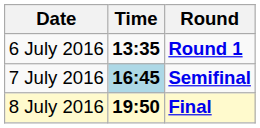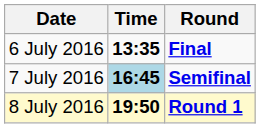(205, 48) Round 1 -> (190, 48) Final
(190, 107) Final -> (205, 107) Round 1
